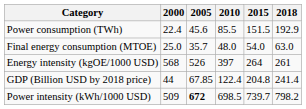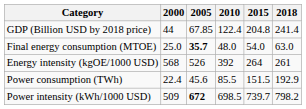rows swapped: (79, 79) <-> (65, 29)
(198, 46) normal -> (198, 46) bold
(226, 63) 397 -> (226, 63) 392
